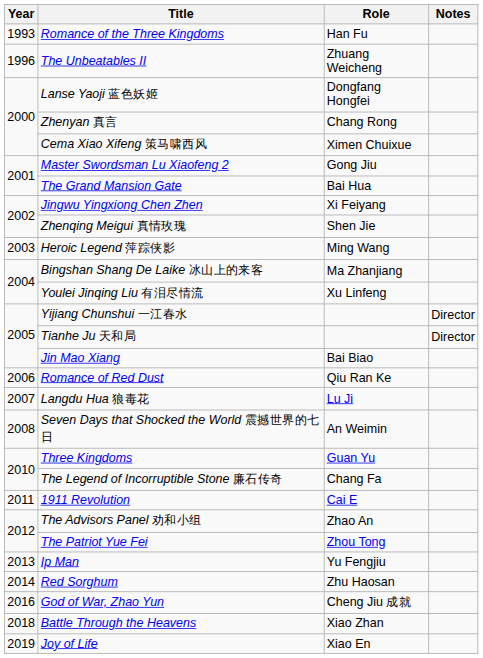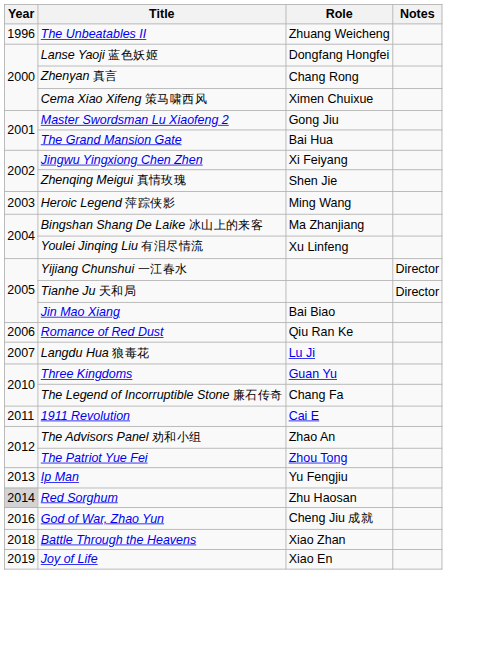- row: (132, 34)
- row: (180, 428)
(21, 581) no background -> (21, 497) lightgrey background
